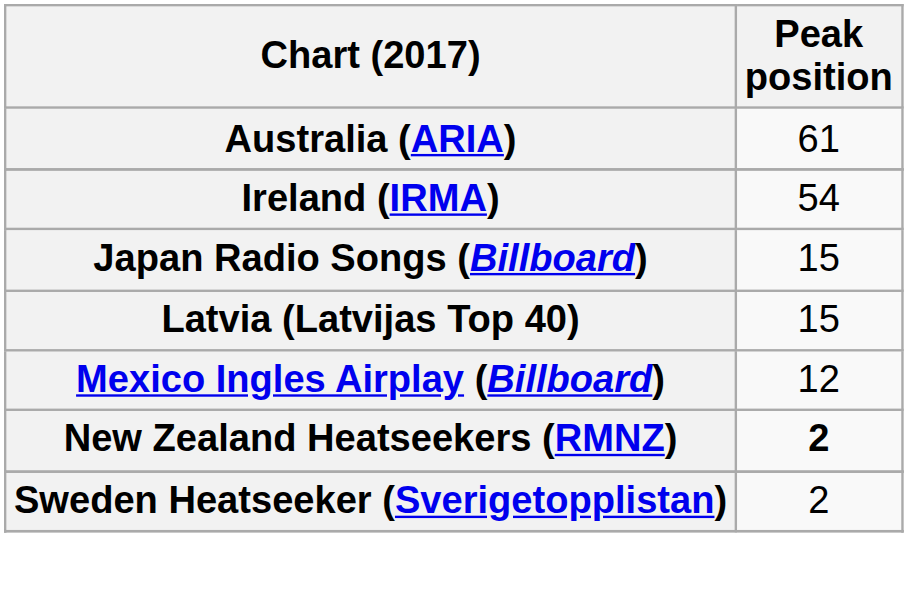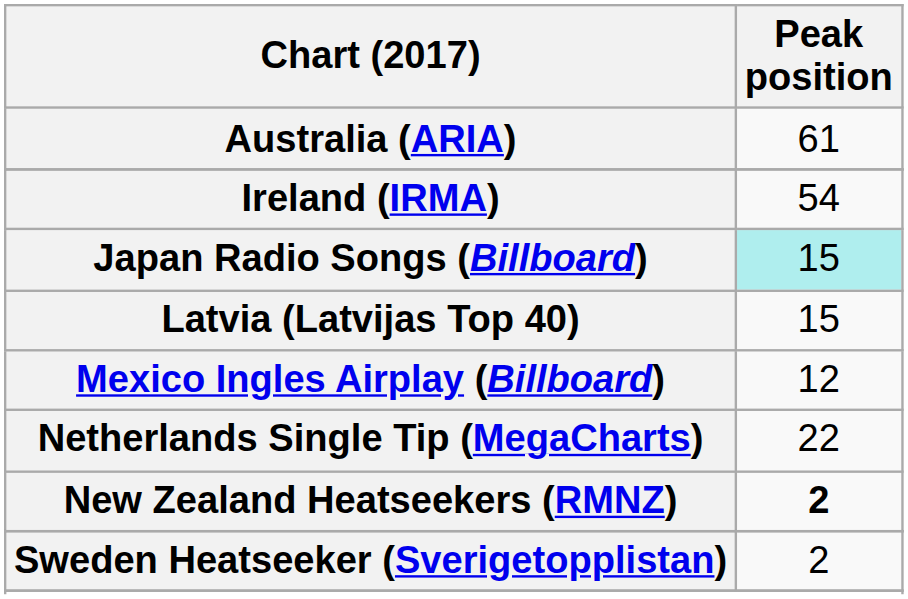(819, 258) no background -> (819, 258) paleturquoise background
+ row: (371, 439)
